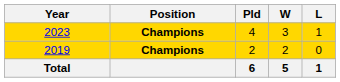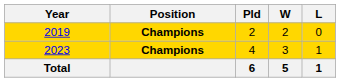rows swapped: (57, 50) <-> (57, 32)
